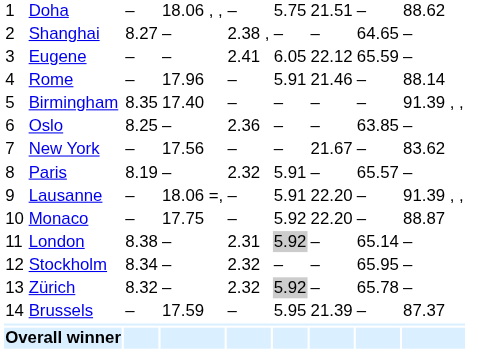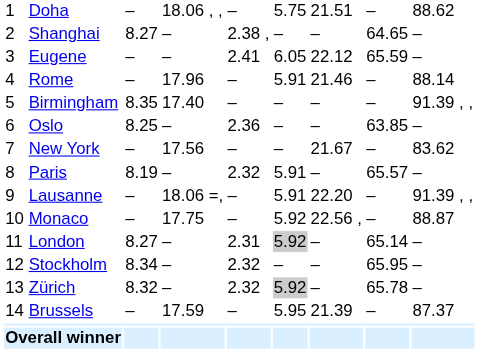(332, 218) 22.20 -> (336, 218) 22.56 ,
(141, 241) 8.38 -> (141, 241) 8.27
